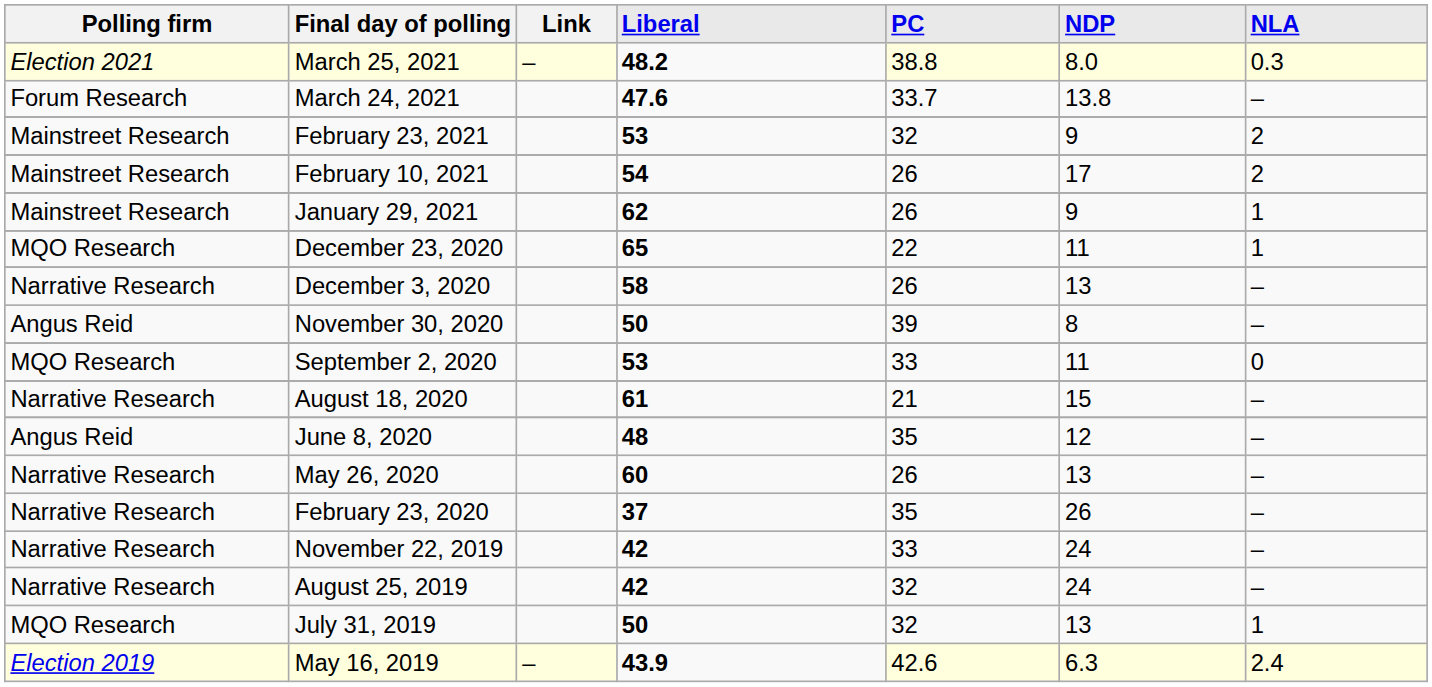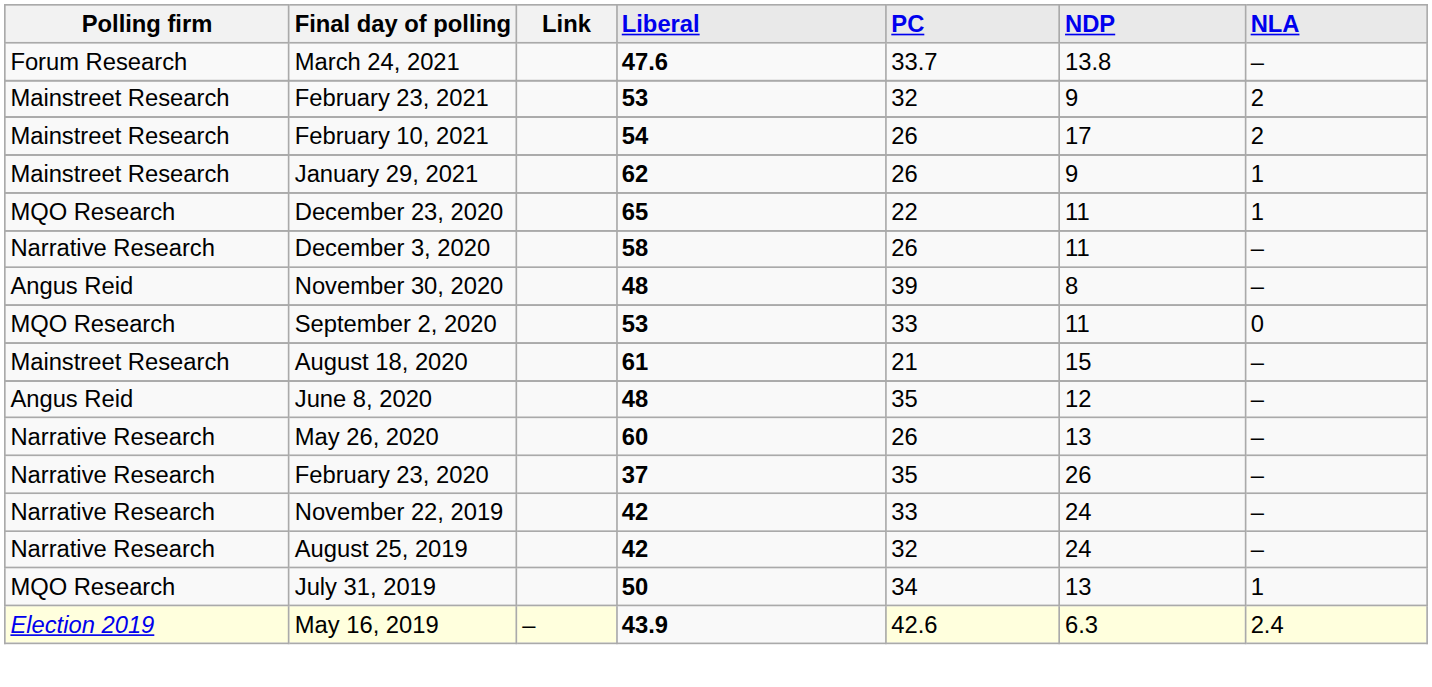- row: (377, 62)
(1078, 287) 13 -> (1077, 249) 11
(635, 324) 50 -> (635, 287) 48
(113, 399) Narrative Research -> (120, 362) Mainstreet Research
(905, 625) 32 -> (905, 587) 34
